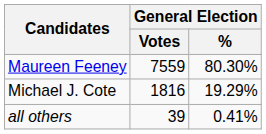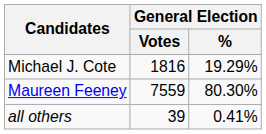rows swapped: (67, 66) <-> (62, 91)
